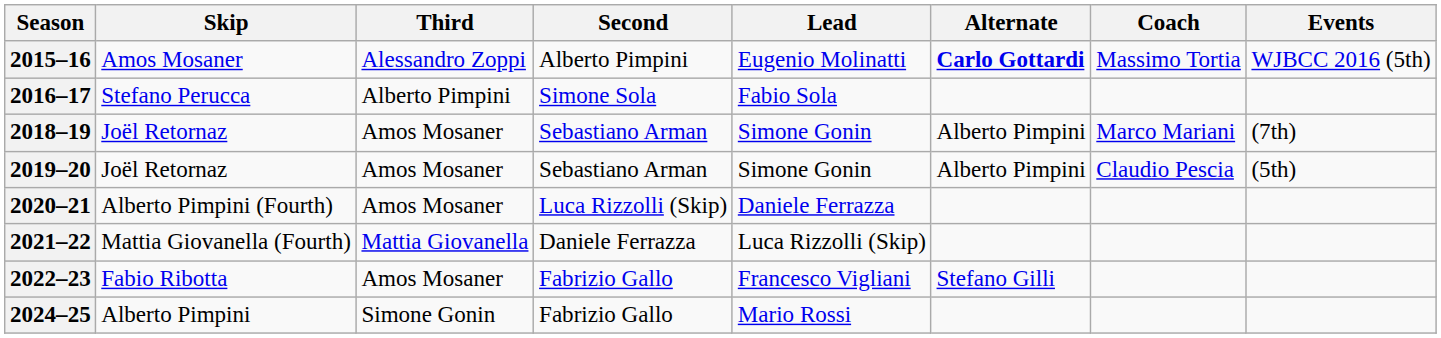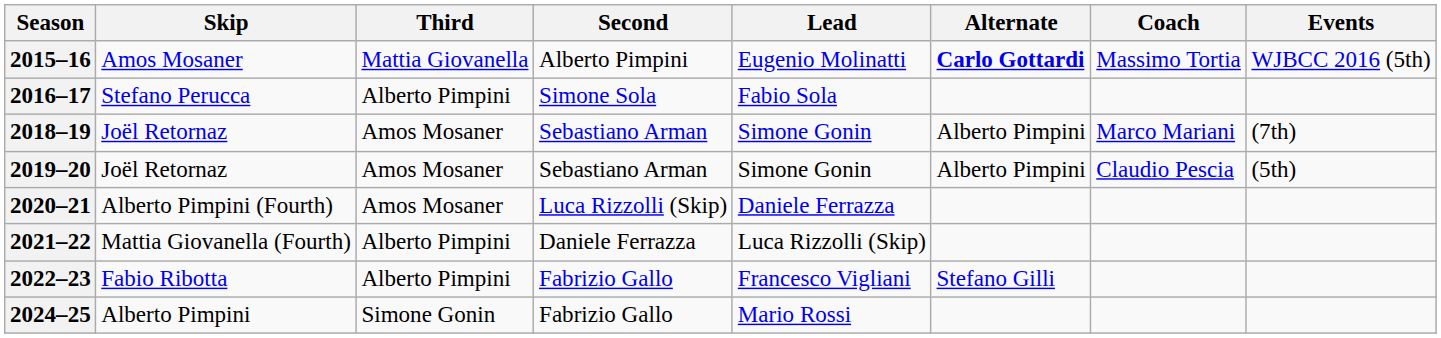(444, 59) Alessandro Zoppi -> (445, 59) Mattia Giovanella
(445, 242) Mattia Giovanella -> (436, 242) Alberto Pimpini
(432, 278) Amos Mosaner -> (436, 278) Alberto Pimpini
